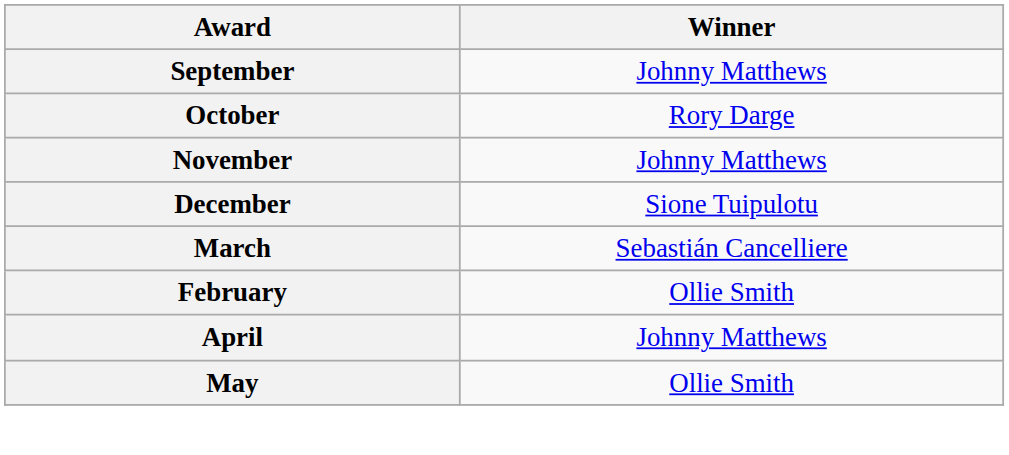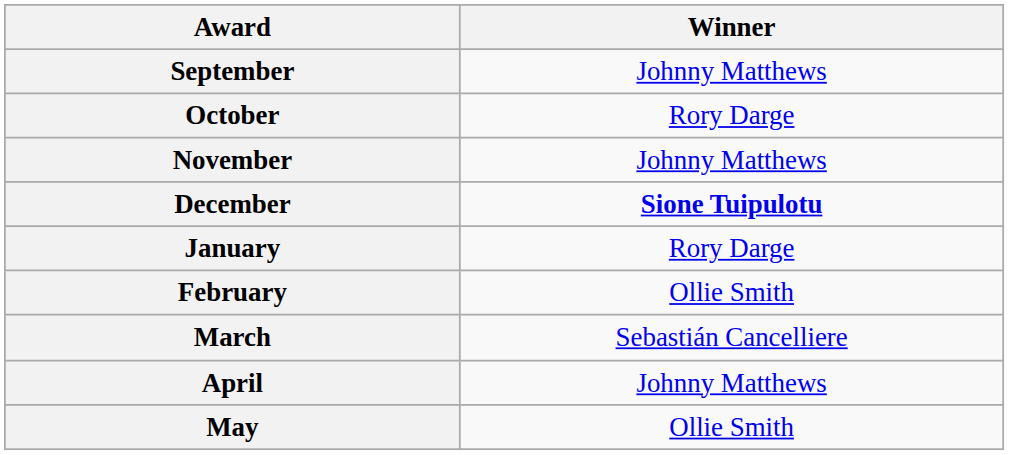(732, 204) normal -> (732, 204) bold
+ row: (232, 248)
rows swapped: (232, 293) <-> (232, 248)
